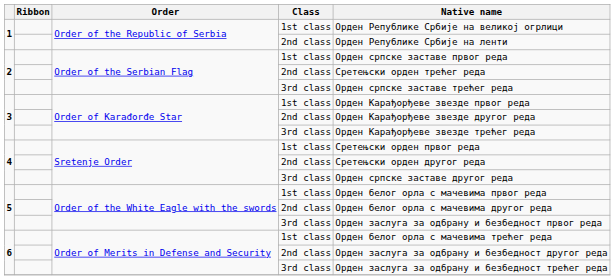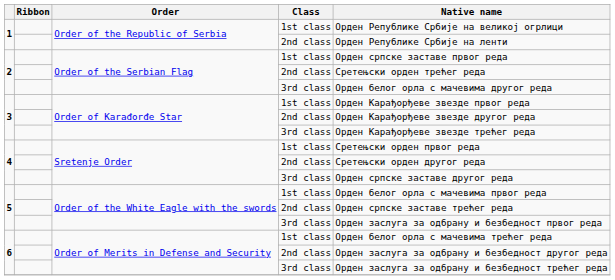(424, 87) Орден српске заставе трећег реда -> (444, 87) Орден белог орла с мачевима другог реда
(444, 207) Орден белог орла с мачевима другог реда -> (424, 207) Орден српске заставе трећег реда
